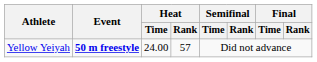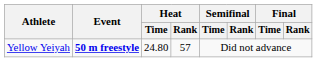(156, 48) 24.00 -> (156, 48) 24.80
